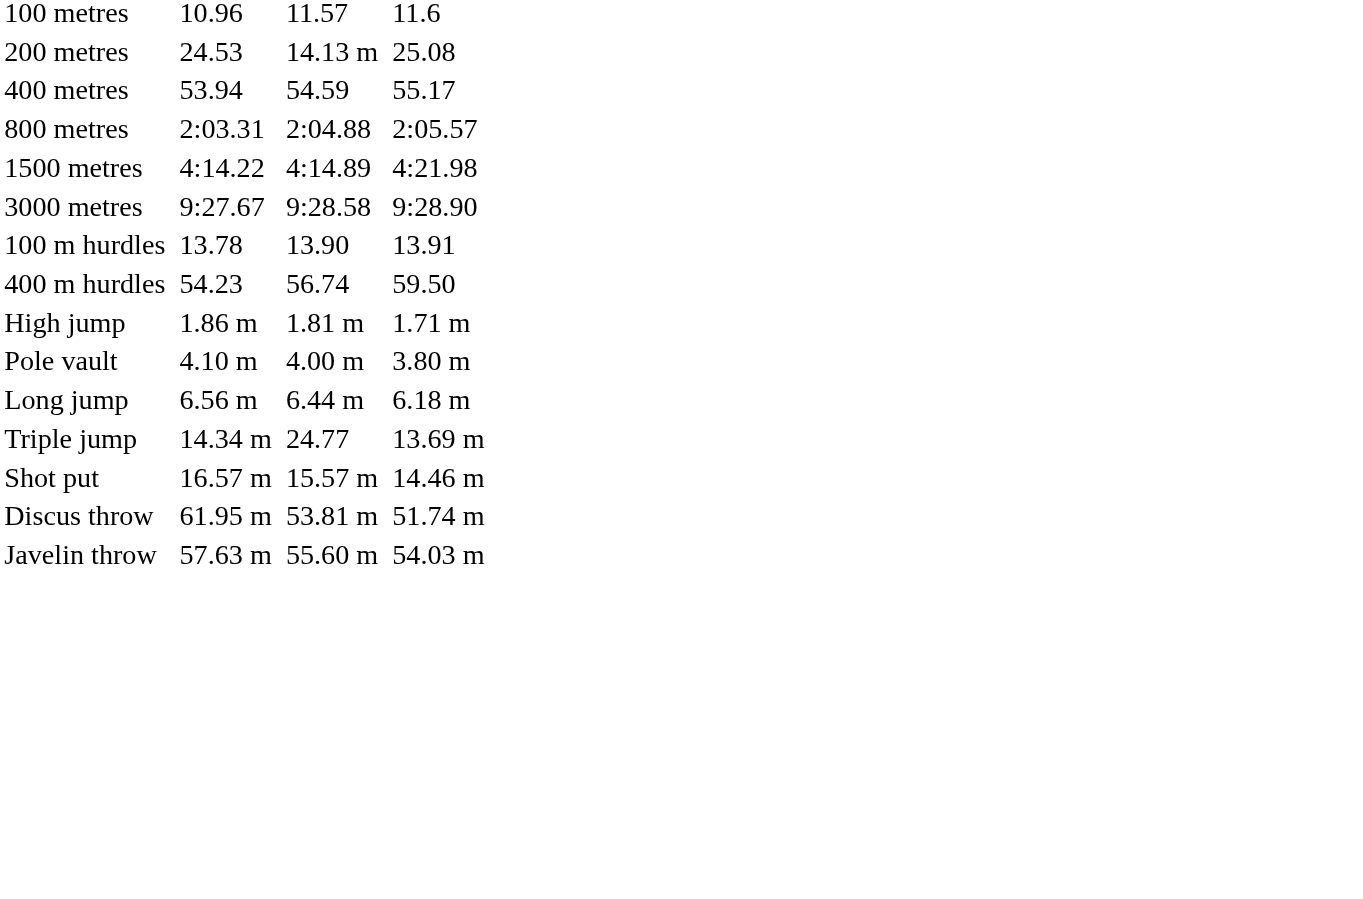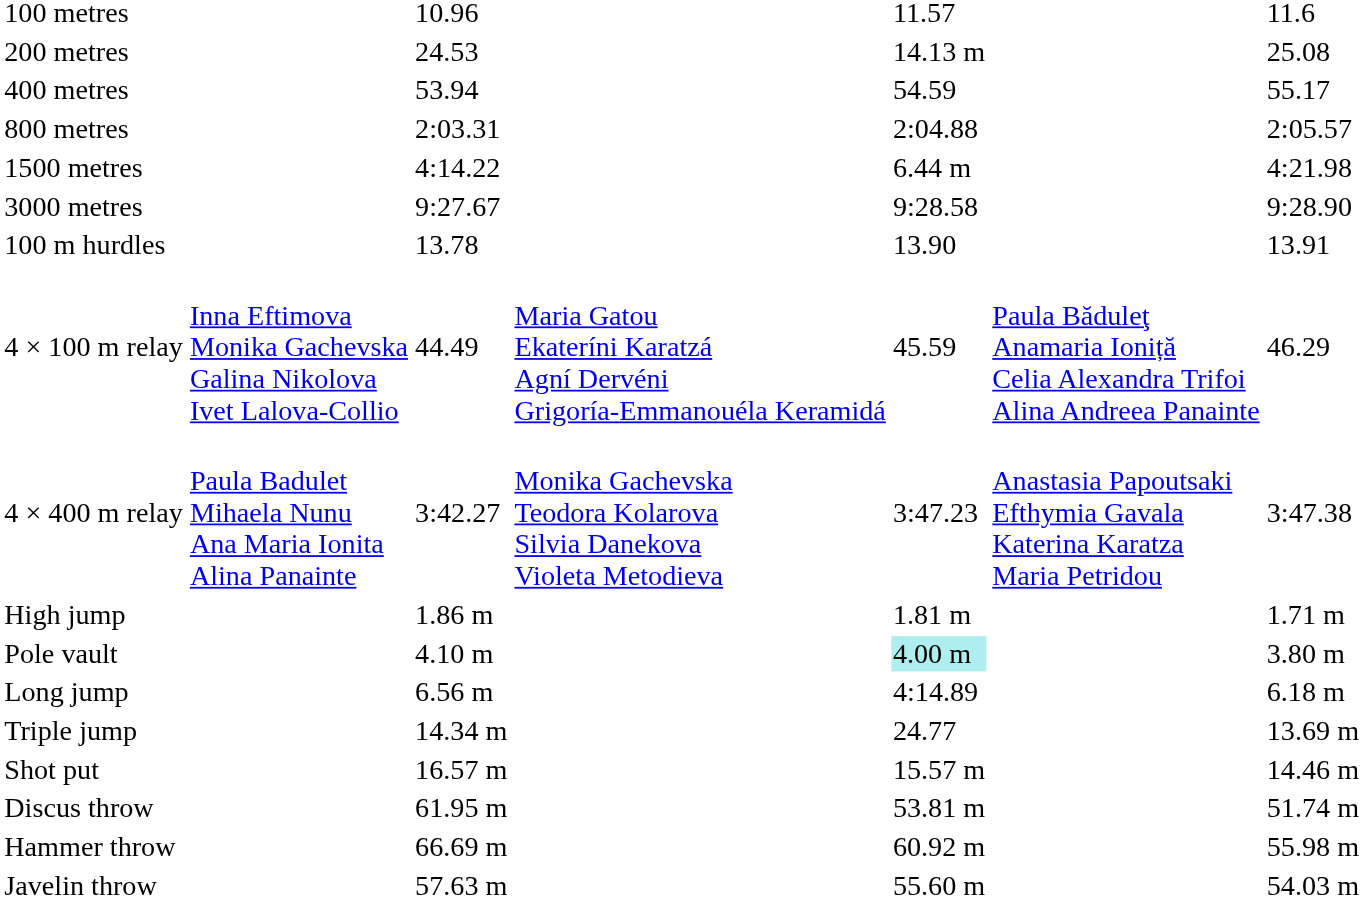(329, 167) 4:14.89 -> (932, 167) 6.44 m
- row: (85, 283)
+ row: (94, 347)
+ row: (94, 512)
(325, 361) no background -> (932, 653) paleturquoise background
(325, 399) 6.44 m -> (936, 692) 4:14.89
+ row: (90, 846)
